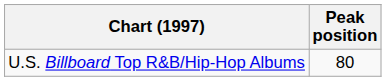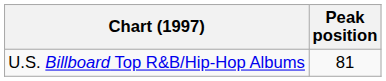(345, 62) 80 -> (345, 62) 81
